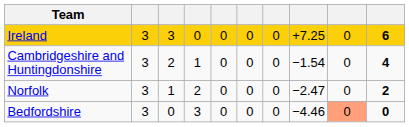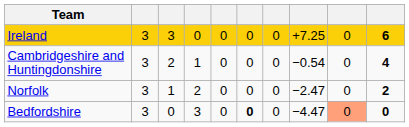(309, 63) −1.54 -> (309, 63) −0.54
(250, 111) normal -> (250, 111) bold
(309, 111) −4.46 -> (309, 111) −4.47
